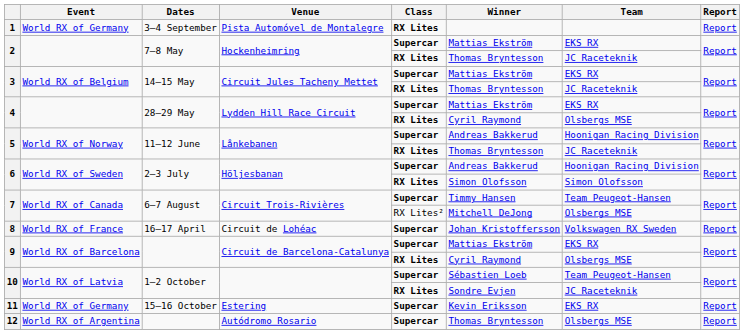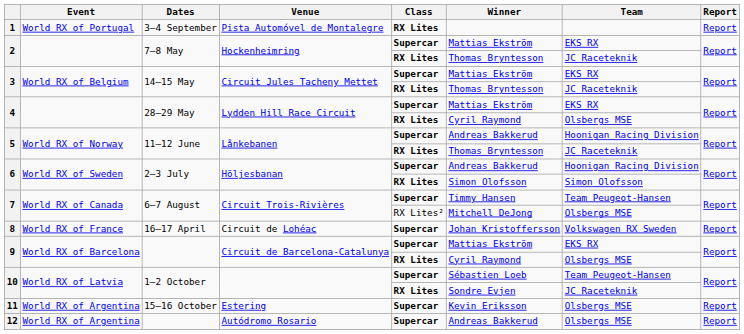(75, 28) World RX of Germany -> (78, 28) World RX of Portugal
(75, 306) World RX of Germany -> (81, 306) World RX of Argentina
(581, 306) EKS RX -> (598, 306) Olsbergs MSE
(496, 321) Thomas Bryntesson -> (493, 321) Andreas Bakkerud
